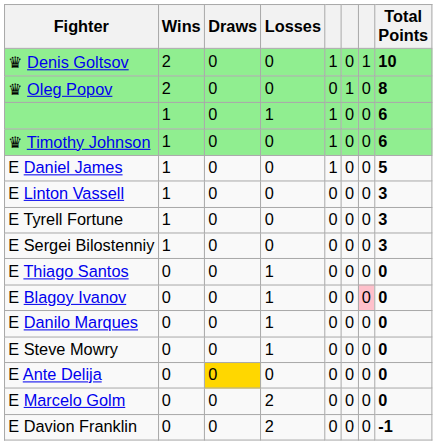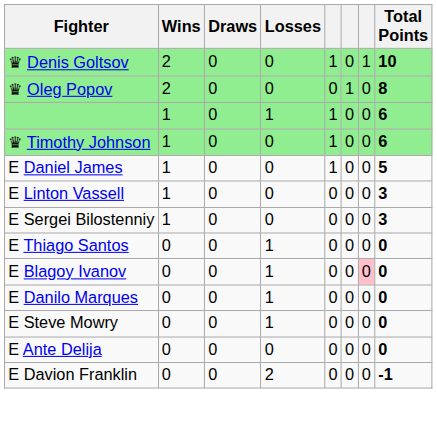- row: (66, 220)
(213, 375) gold background -> (213, 349) no background
- row: (67, 401)
